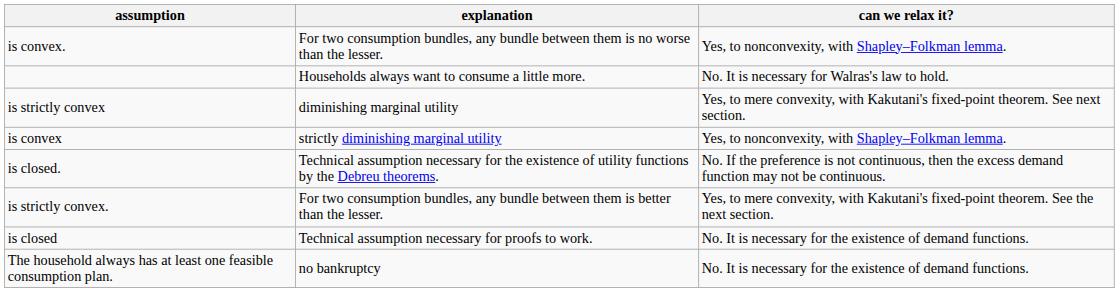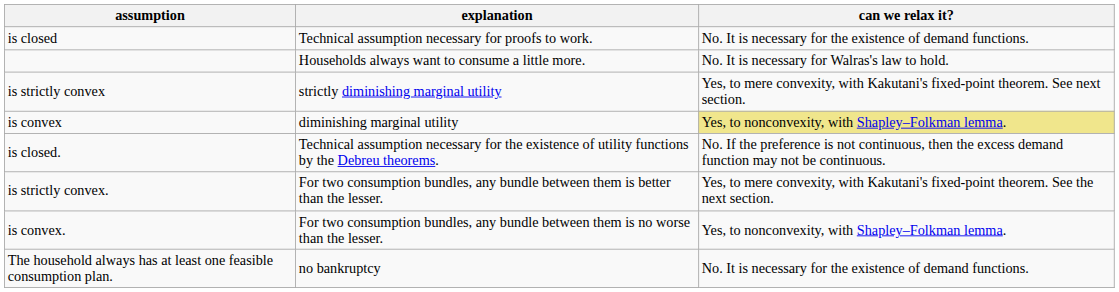rows swapped: (32, 237) <-> (37, 46)
(379, 107) diminishing marginal utility -> (400, 91) strictly diminishing marginal utility
(400, 138) strictly diminishing marginal utility -> (379, 122) diminishing marginal utility
(854, 138) no background -> (854, 122) khaki background
